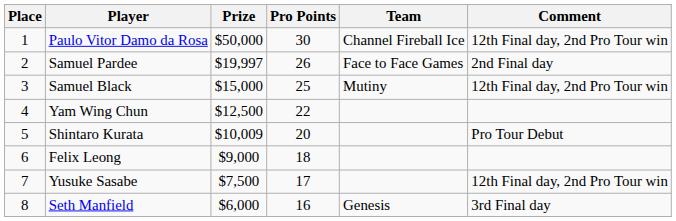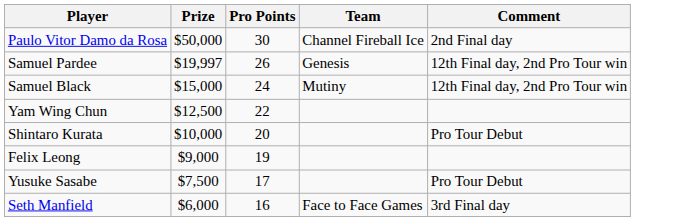- column: (25, 16)
(570, 39) 12th Final day, 2nd Pro Tour win -> (472, 39) 2nd Final day
(403, 63) Face to Face Games -> (326, 63) Genesis
(512, 63) 2nd Final day -> (529, 63) 12th Final day, 2nd Pro Tour win
(303, 87) 25 -> (262, 87) 24
(239, 134) $10,009 -> (198, 134) $10,000
(303, 157) 18 -> (262, 157) 19
(570, 181) 12th Final day, 2nd Pro Tour win -> (477, 181) Pro Tour Debut
(367, 205) Genesis -> (362, 205) Face to Face Games
